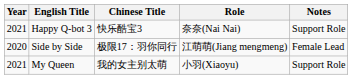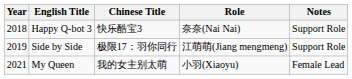(17, 29) 2021 -> (17, 29) 2018
(17, 47) 2020 -> (17, 47) 2019
(318, 47) Female Lead -> (319, 47) Support Role
(319, 65) Support Role -> (318, 65) Female Lead
